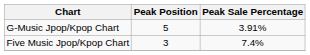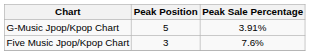(253, 43) 7.4% -> (253, 43) 7.6%
